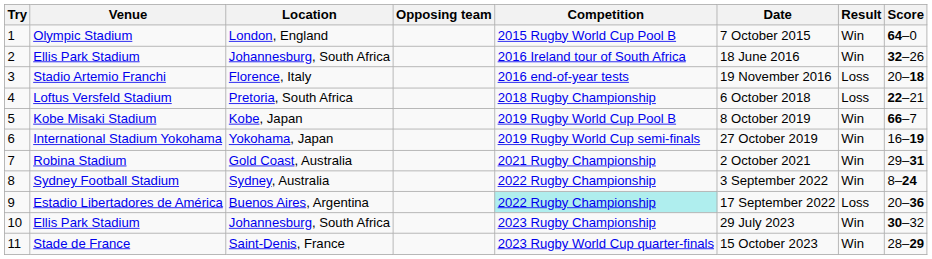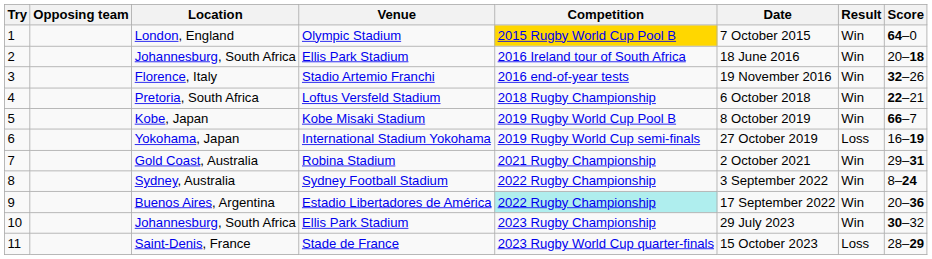columns swapped: (444, 14) <-> (128, 14)
(587, 35) no background -> (587, 35) gold background
(906, 56) 32–26 -> (906, 56) 20–18
(855, 77) Loss -> (853, 77) Win
(906, 77) 20–18 -> (906, 77) 32–26
(855, 98) Loss -> (853, 98) Win
(853, 139) Win -> (855, 139) Loss
(855, 202) Loss -> (853, 202) Win
(853, 243) Win -> (855, 243) Loss
